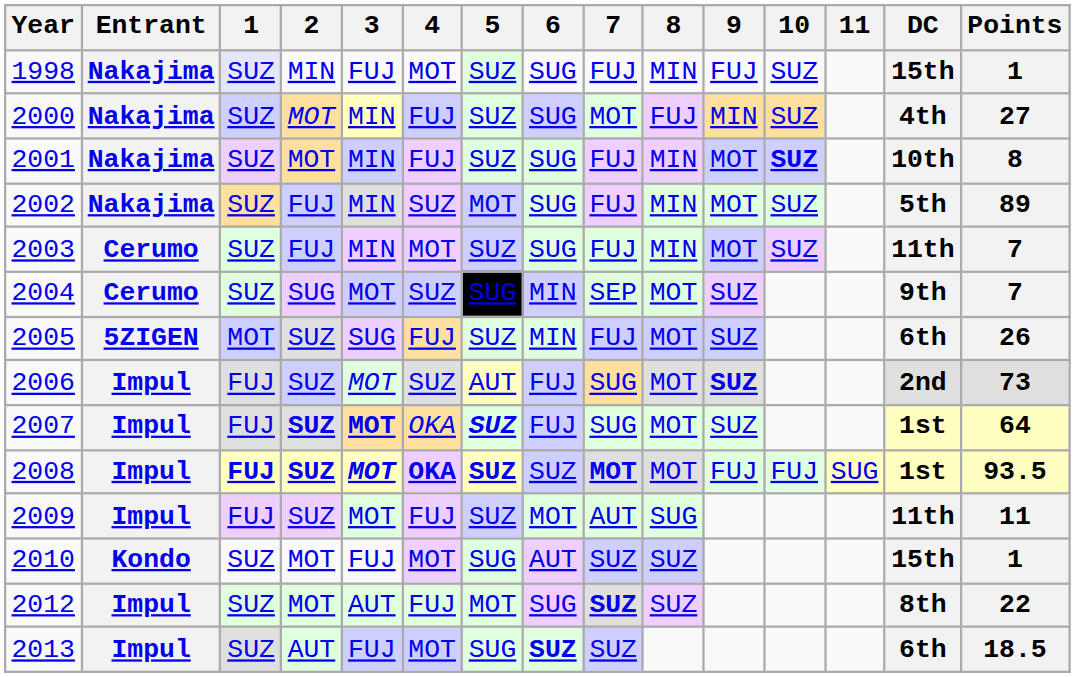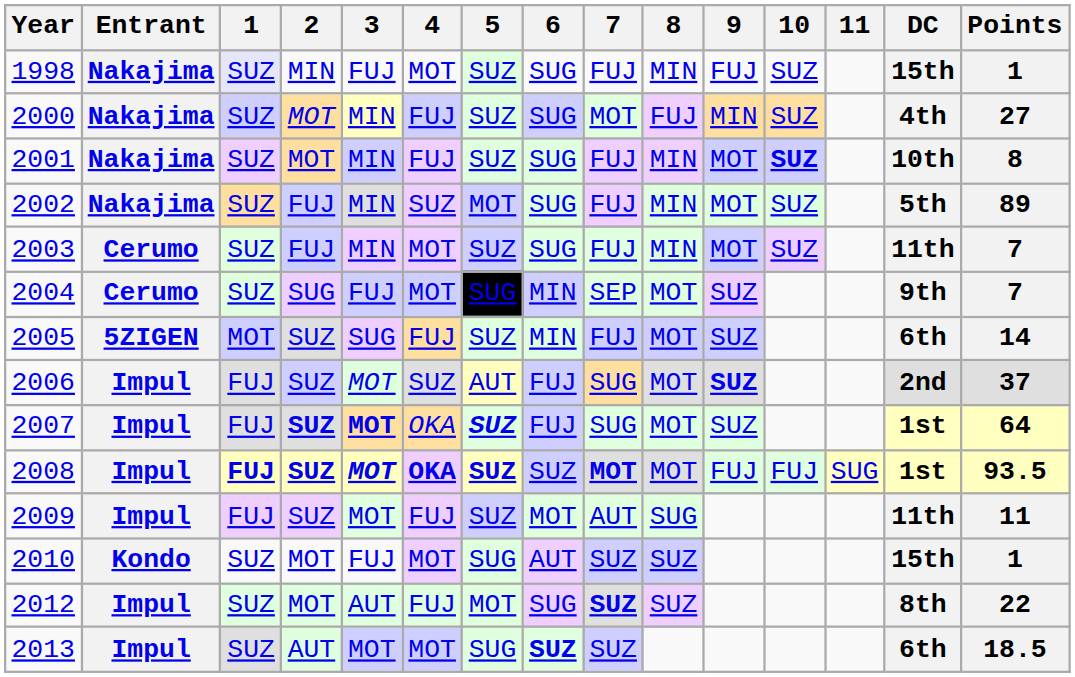(372, 294) MOT -> (372, 294) FUJ
(432, 294) SUZ -> (432, 294) MOT
(1015, 338) 26 -> (1015, 338) 14
(1015, 382) 73 -> (1015, 382) 37
(372, 649) FUJ -> (372, 649) MOT
